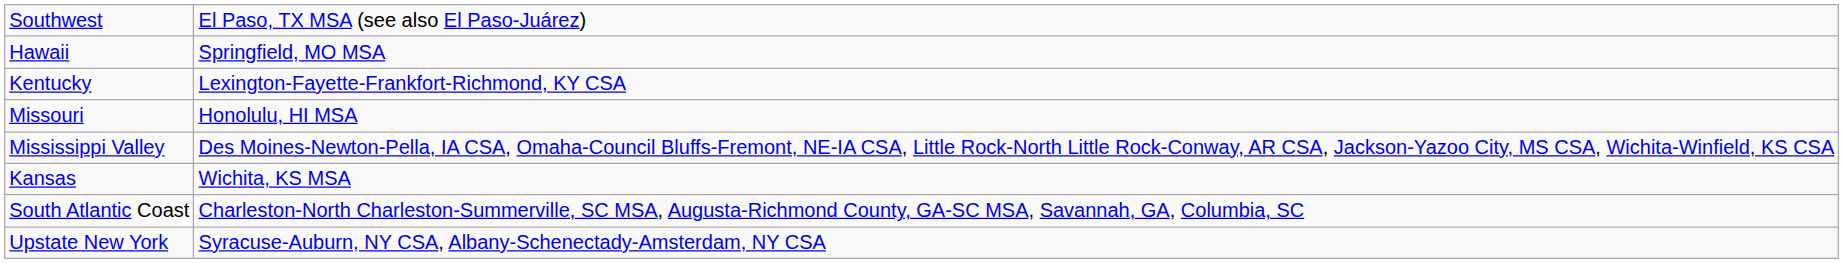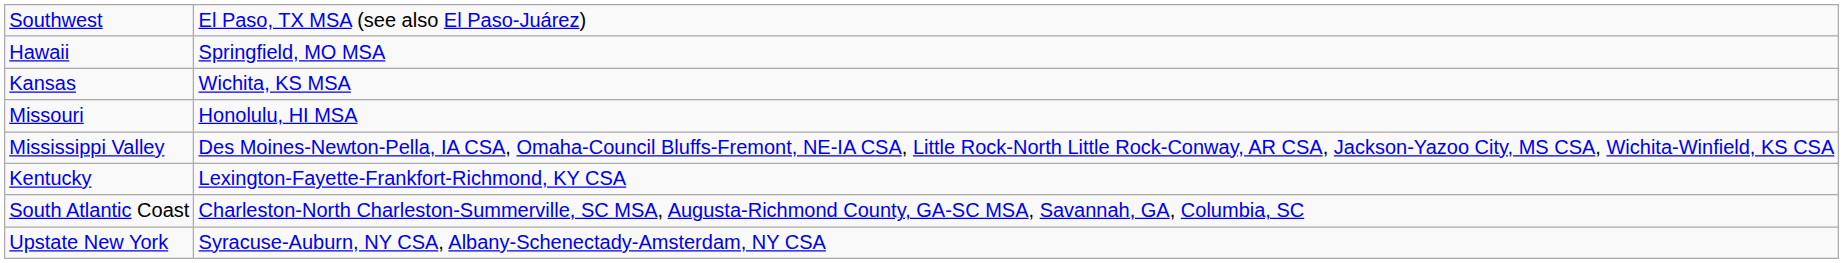rows swapped: (43, 178) <-> (50, 83)
